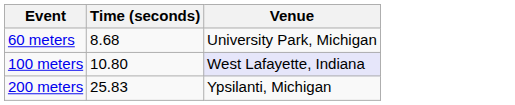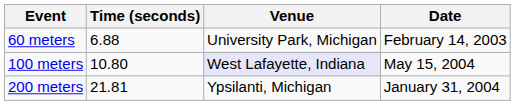+ column: (445, 16)
(105, 40) 8.68 -> (105, 40) 6.88
(109, 87) 25.83 -> (109, 87) 21.81
